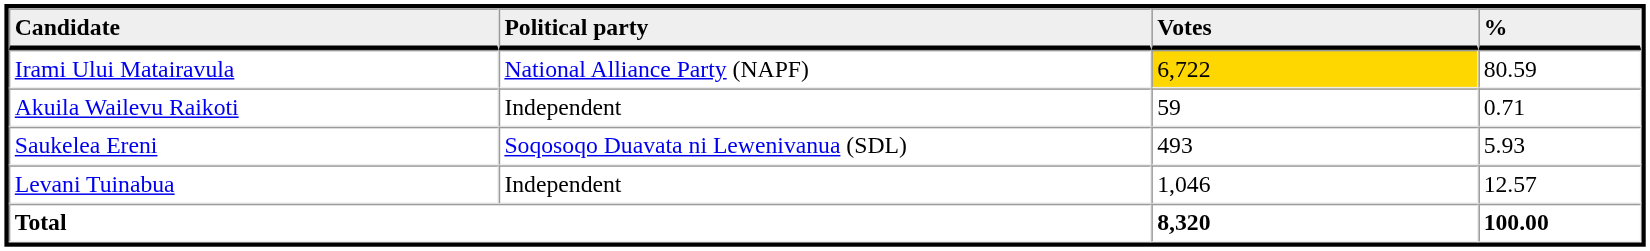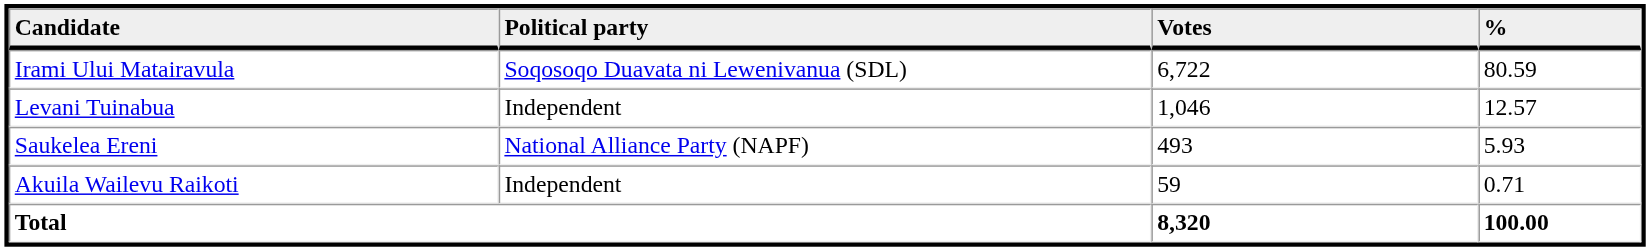(657, 68) National Alliance Party (NAPF) -> (706, 68) Soqosoqo Duavata ni Lewenivanua (SDL)
(1184, 68) gold background -> (1184, 68) no background
rows swapped: (95, 184) <-> (127, 107)
(706, 145) Soqosoqo Duavata ni Lewenivanua (SDL) -> (657, 145) National Alliance Party (NAPF)
